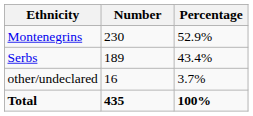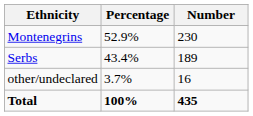columns swapped: (138, 15) <-> (211, 15)
